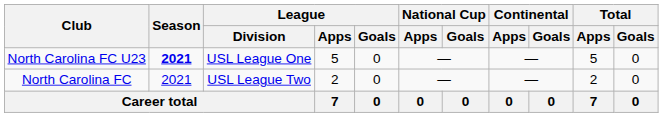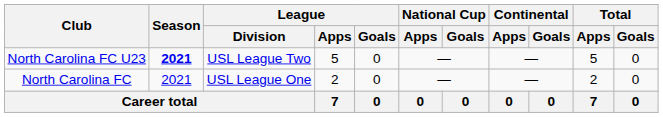(259, 58) USL League One -> (259, 58) USL League Two
(259, 79) USL League Two -> (259, 79) USL League One
